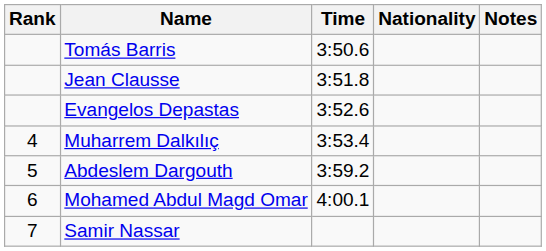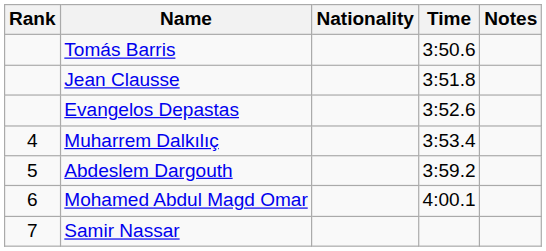columns swapped: (427, 19) <-> (343, 19)
